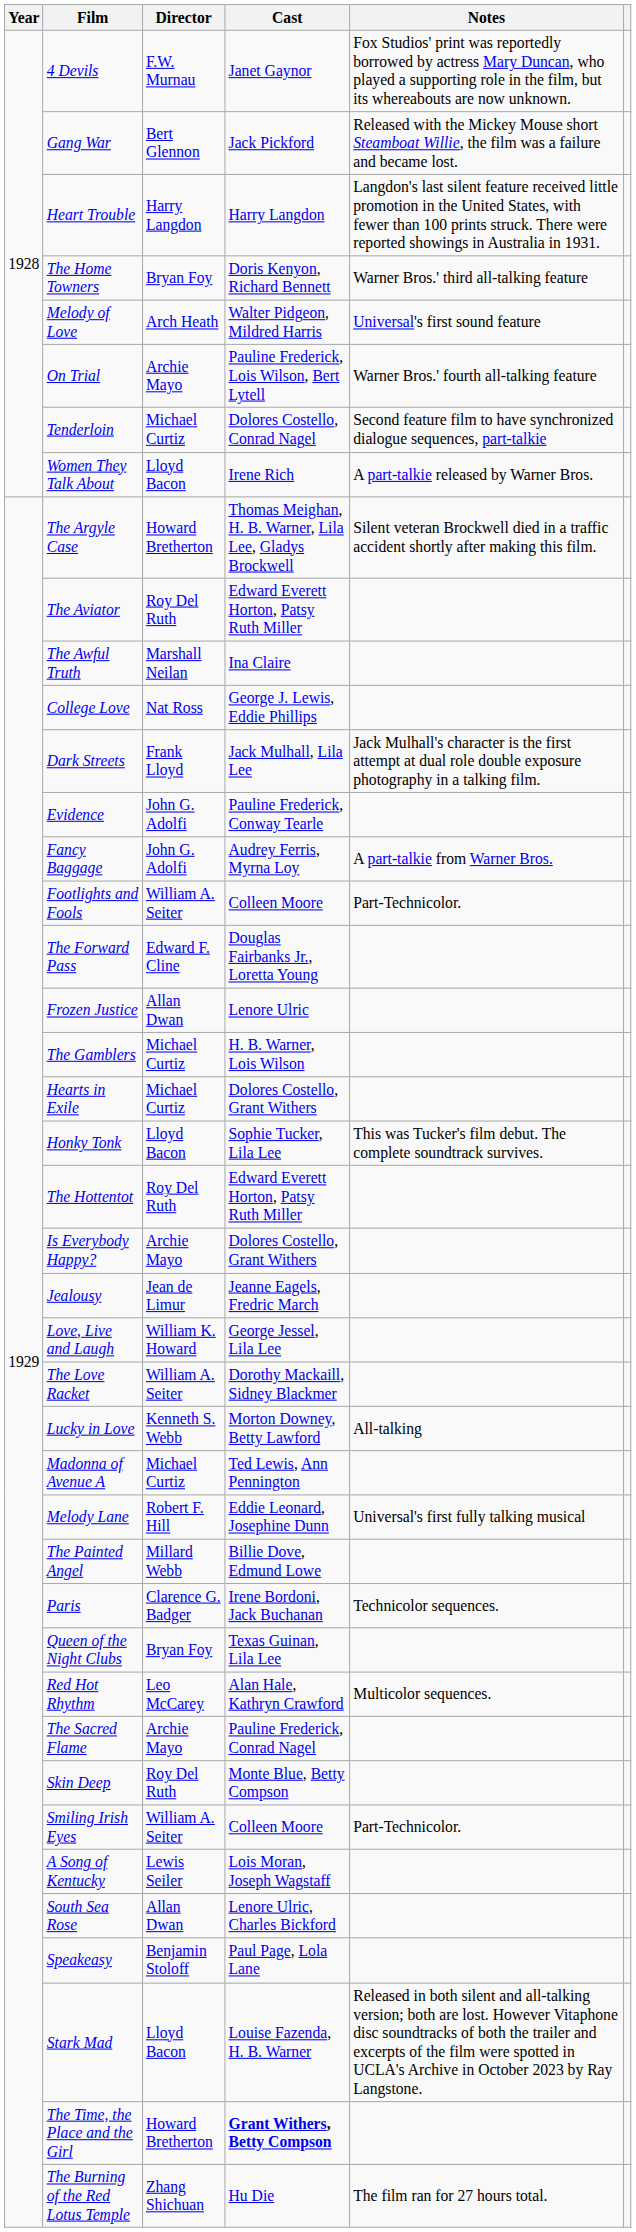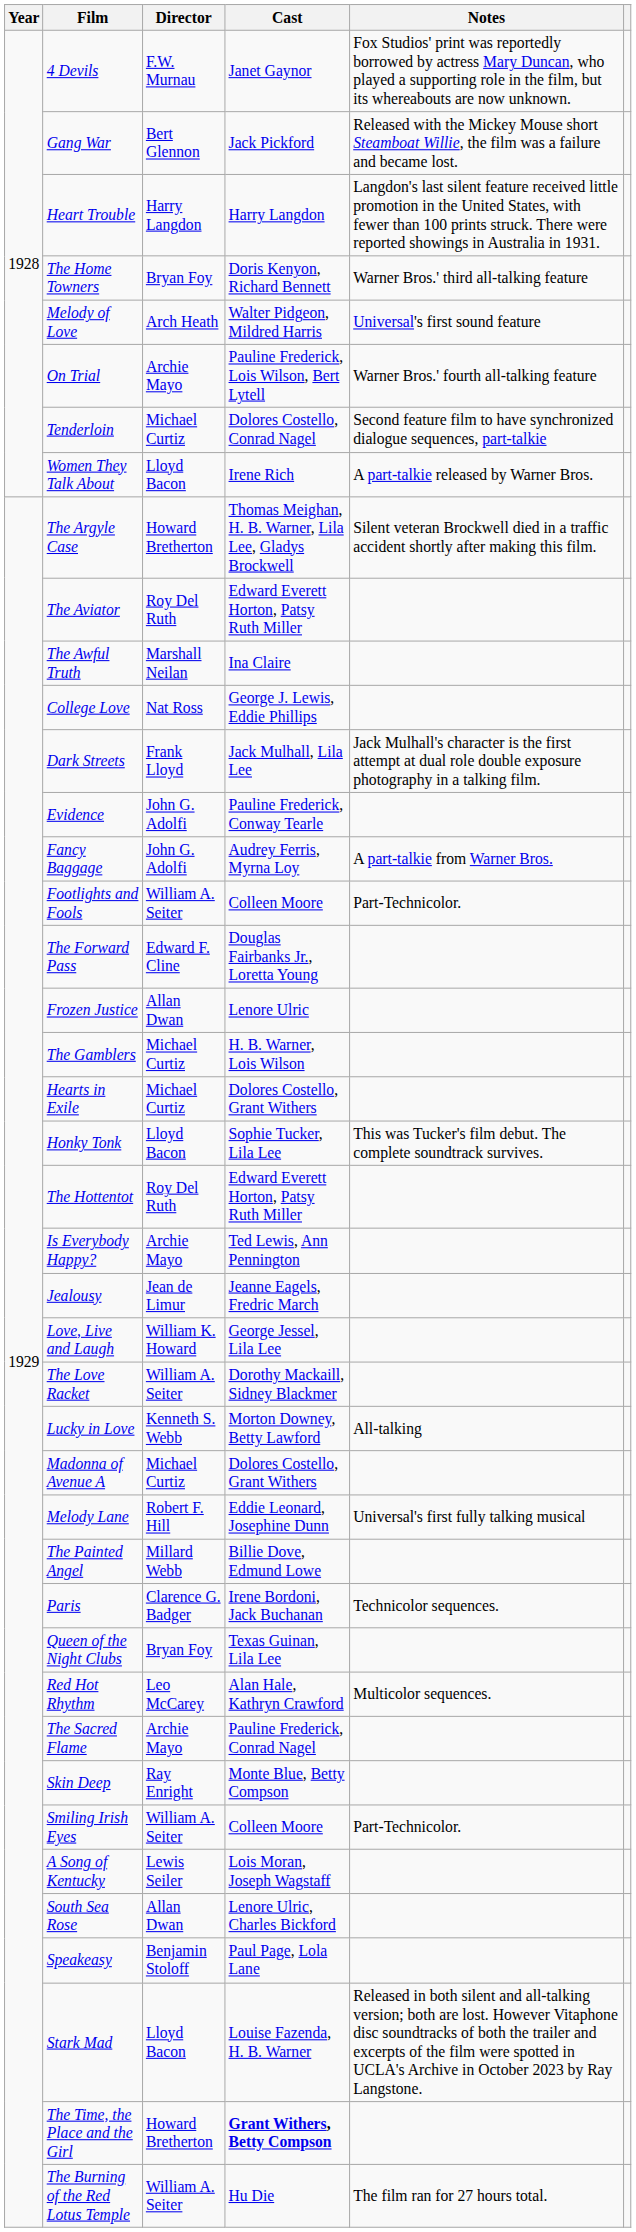(283, 1250) Dolores Costello, Grant Withers -> (278, 1250) Ted Lewis, Ann Pennington
(278, 1472) Ted Lewis, Ann Pennington -> (283, 1472) Dolores Costello, Grant Withers
(172, 1783) Roy Del Ruth -> (169, 1783) Ray Enright
(175, 2195) Zhang Shichuan -> (180, 2195) William A. Seiter
